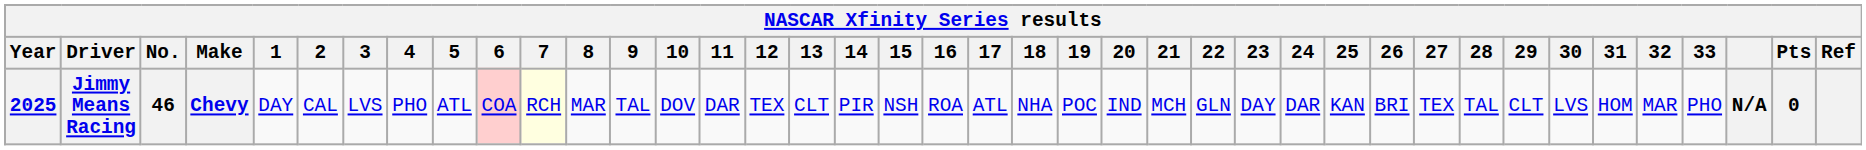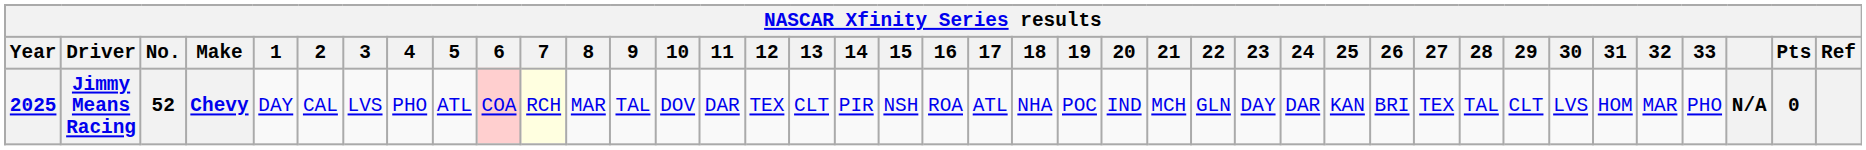(163, 106) 46 -> (163, 106) 52
